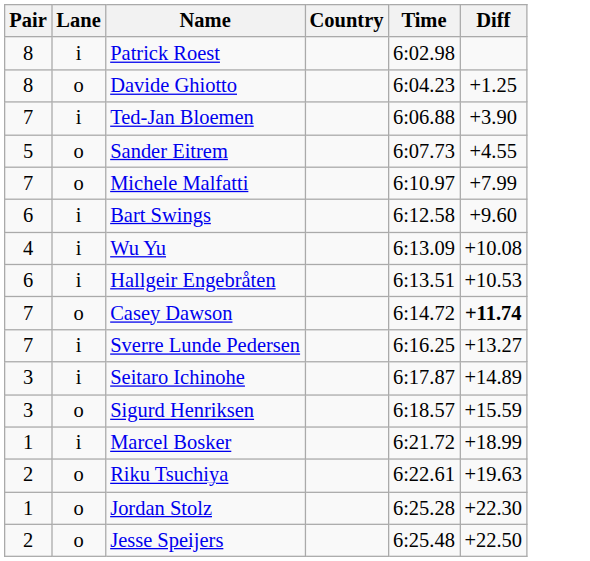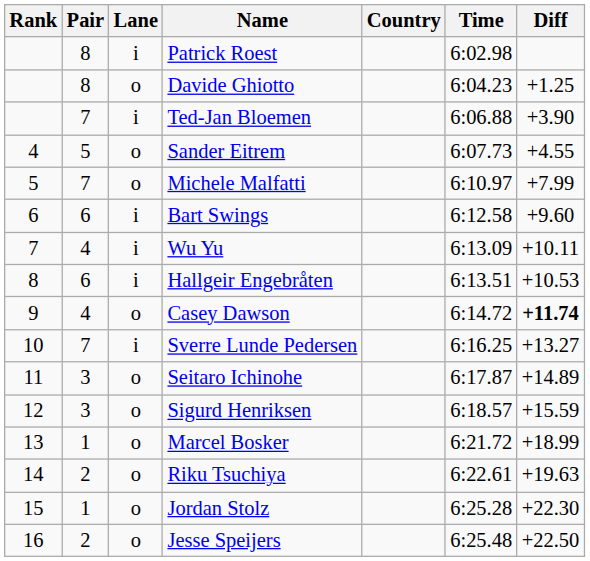+ column: (33, 20)
(493, 248) +10.08 -> (550, 248) +10.11
(28, 313) 7 -> (85, 313) 4
(79, 378) i -> (136, 378) o
(79, 442) i -> (136, 442) o
